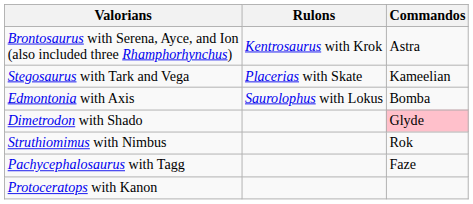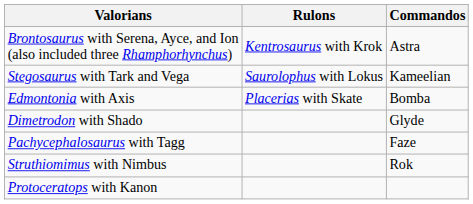(304, 76) Placerias with Skate -> (314, 76) Saurolophus with Lokus
(314, 98) Saurolophus with Lokus -> (304, 98) Placerias with Skate
(407, 120) pink background -> (407, 120) no background
rows swapped: (96, 165) <-> (87, 143)
